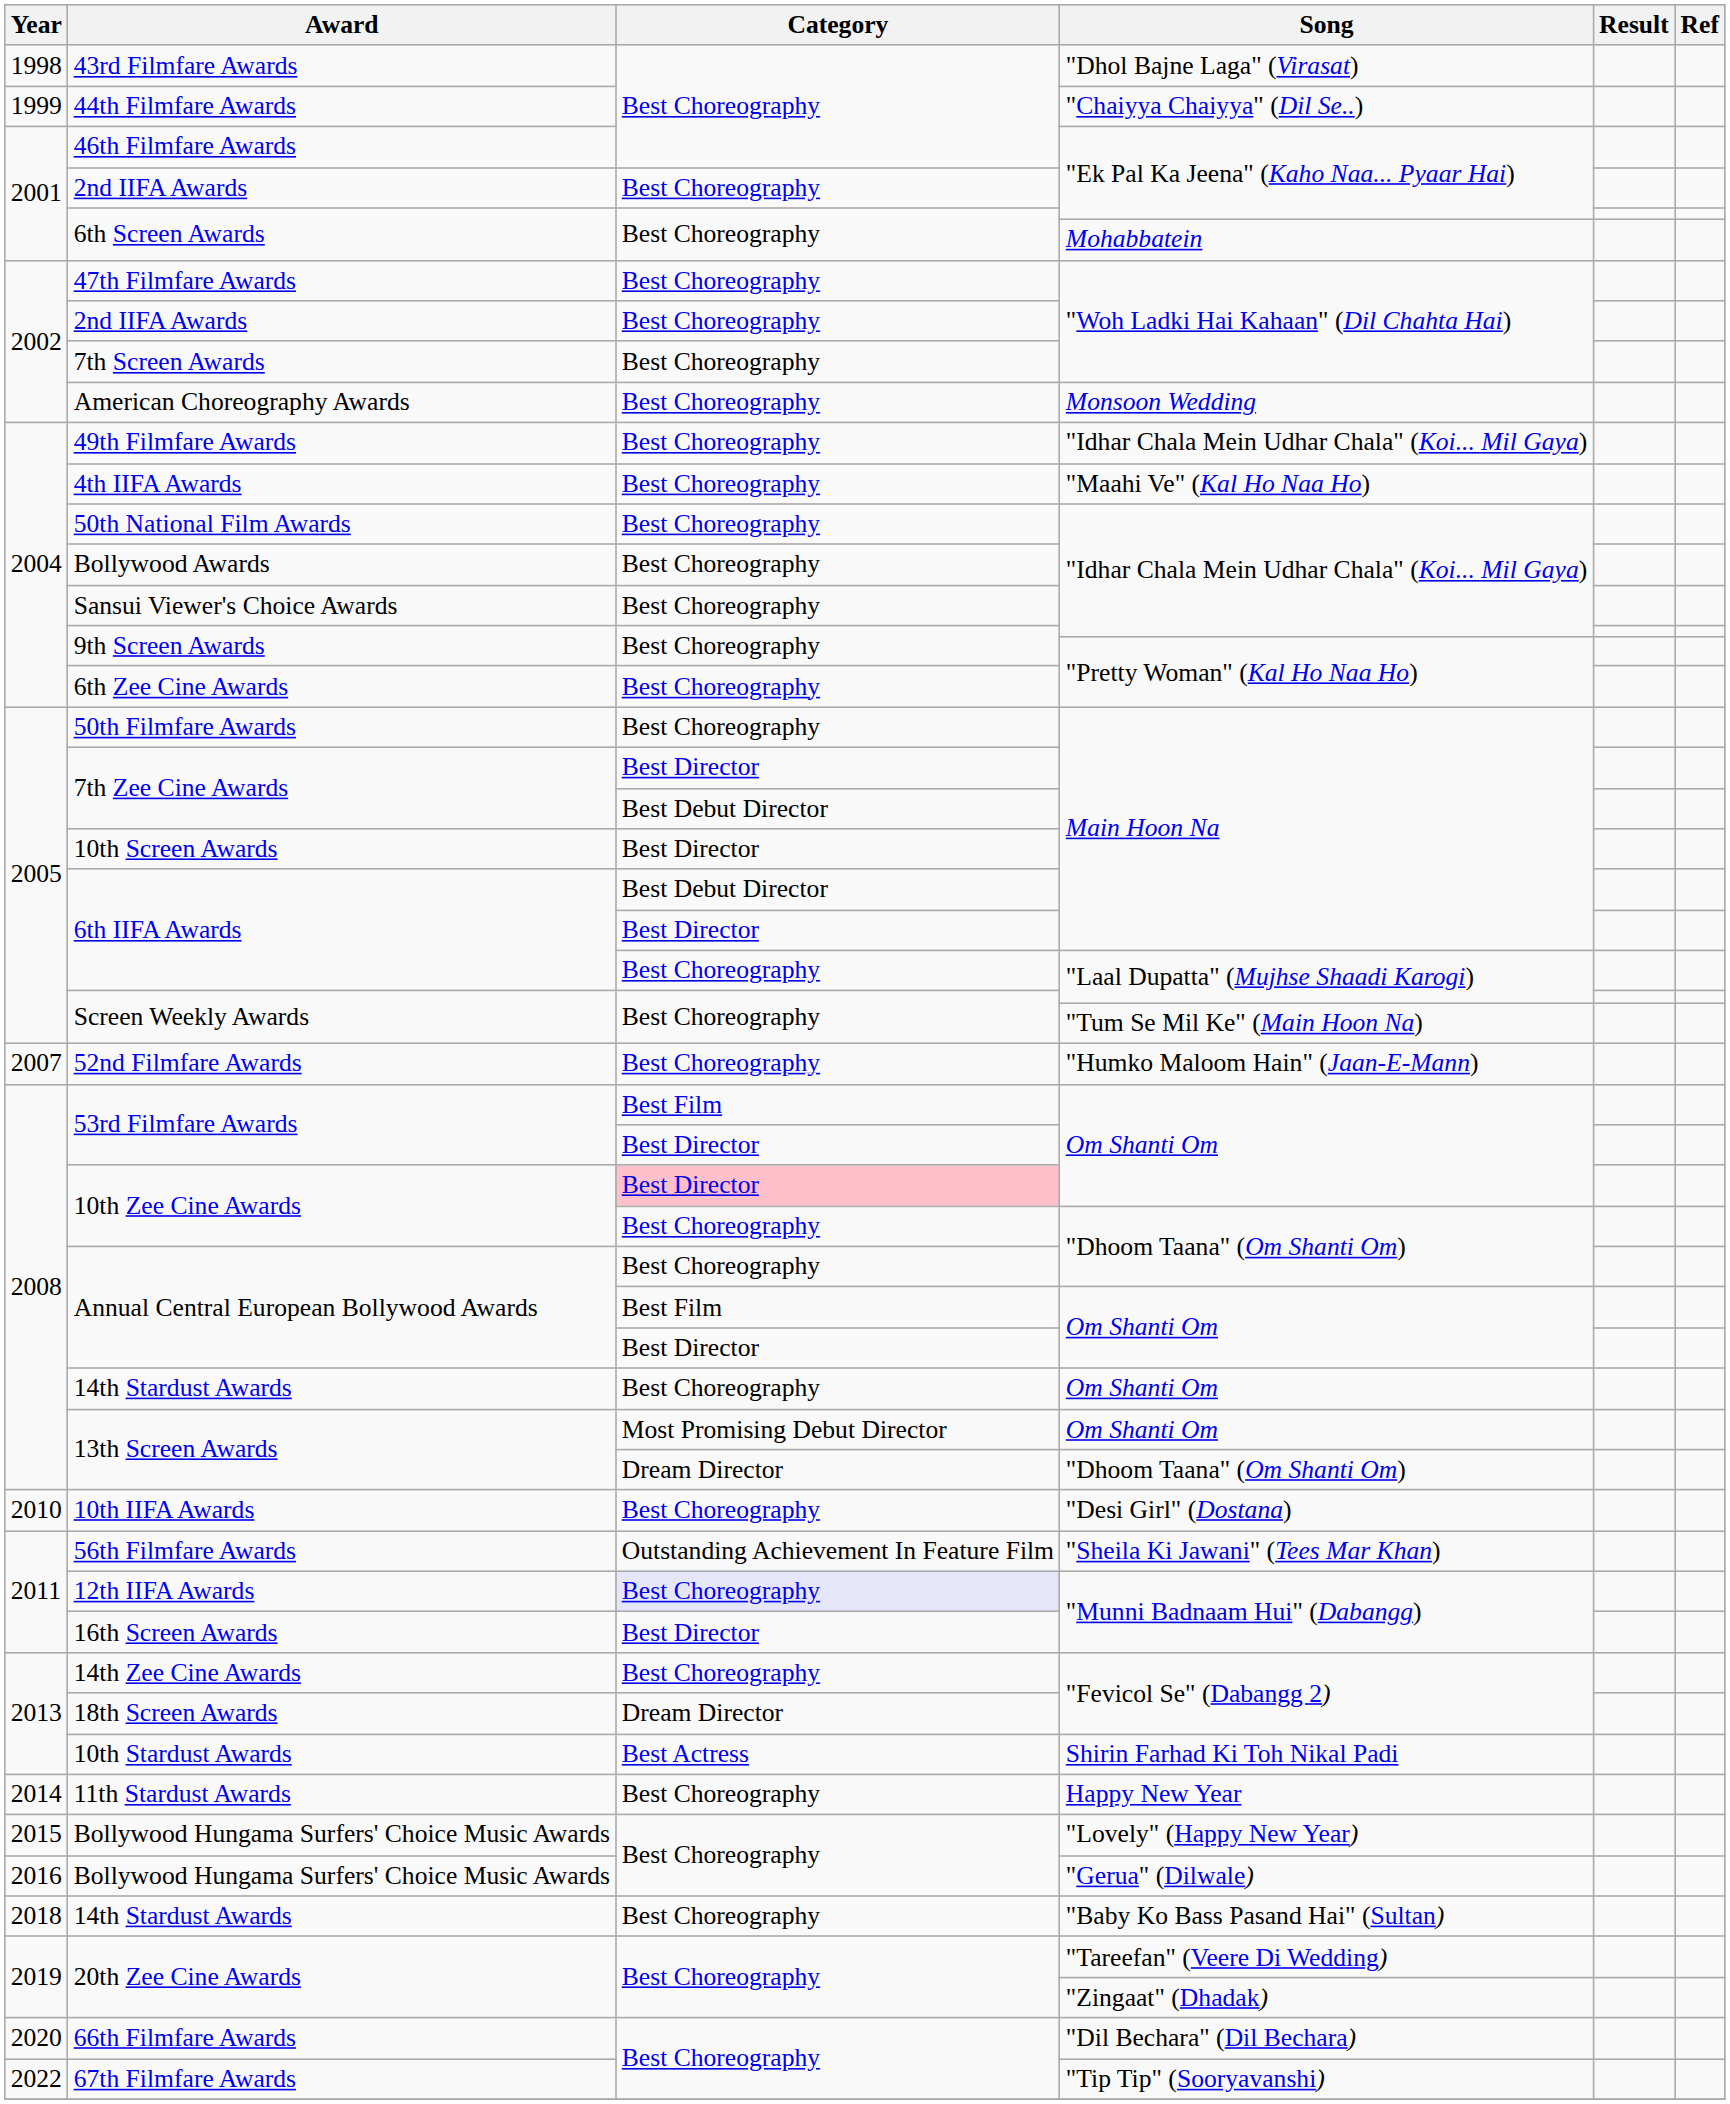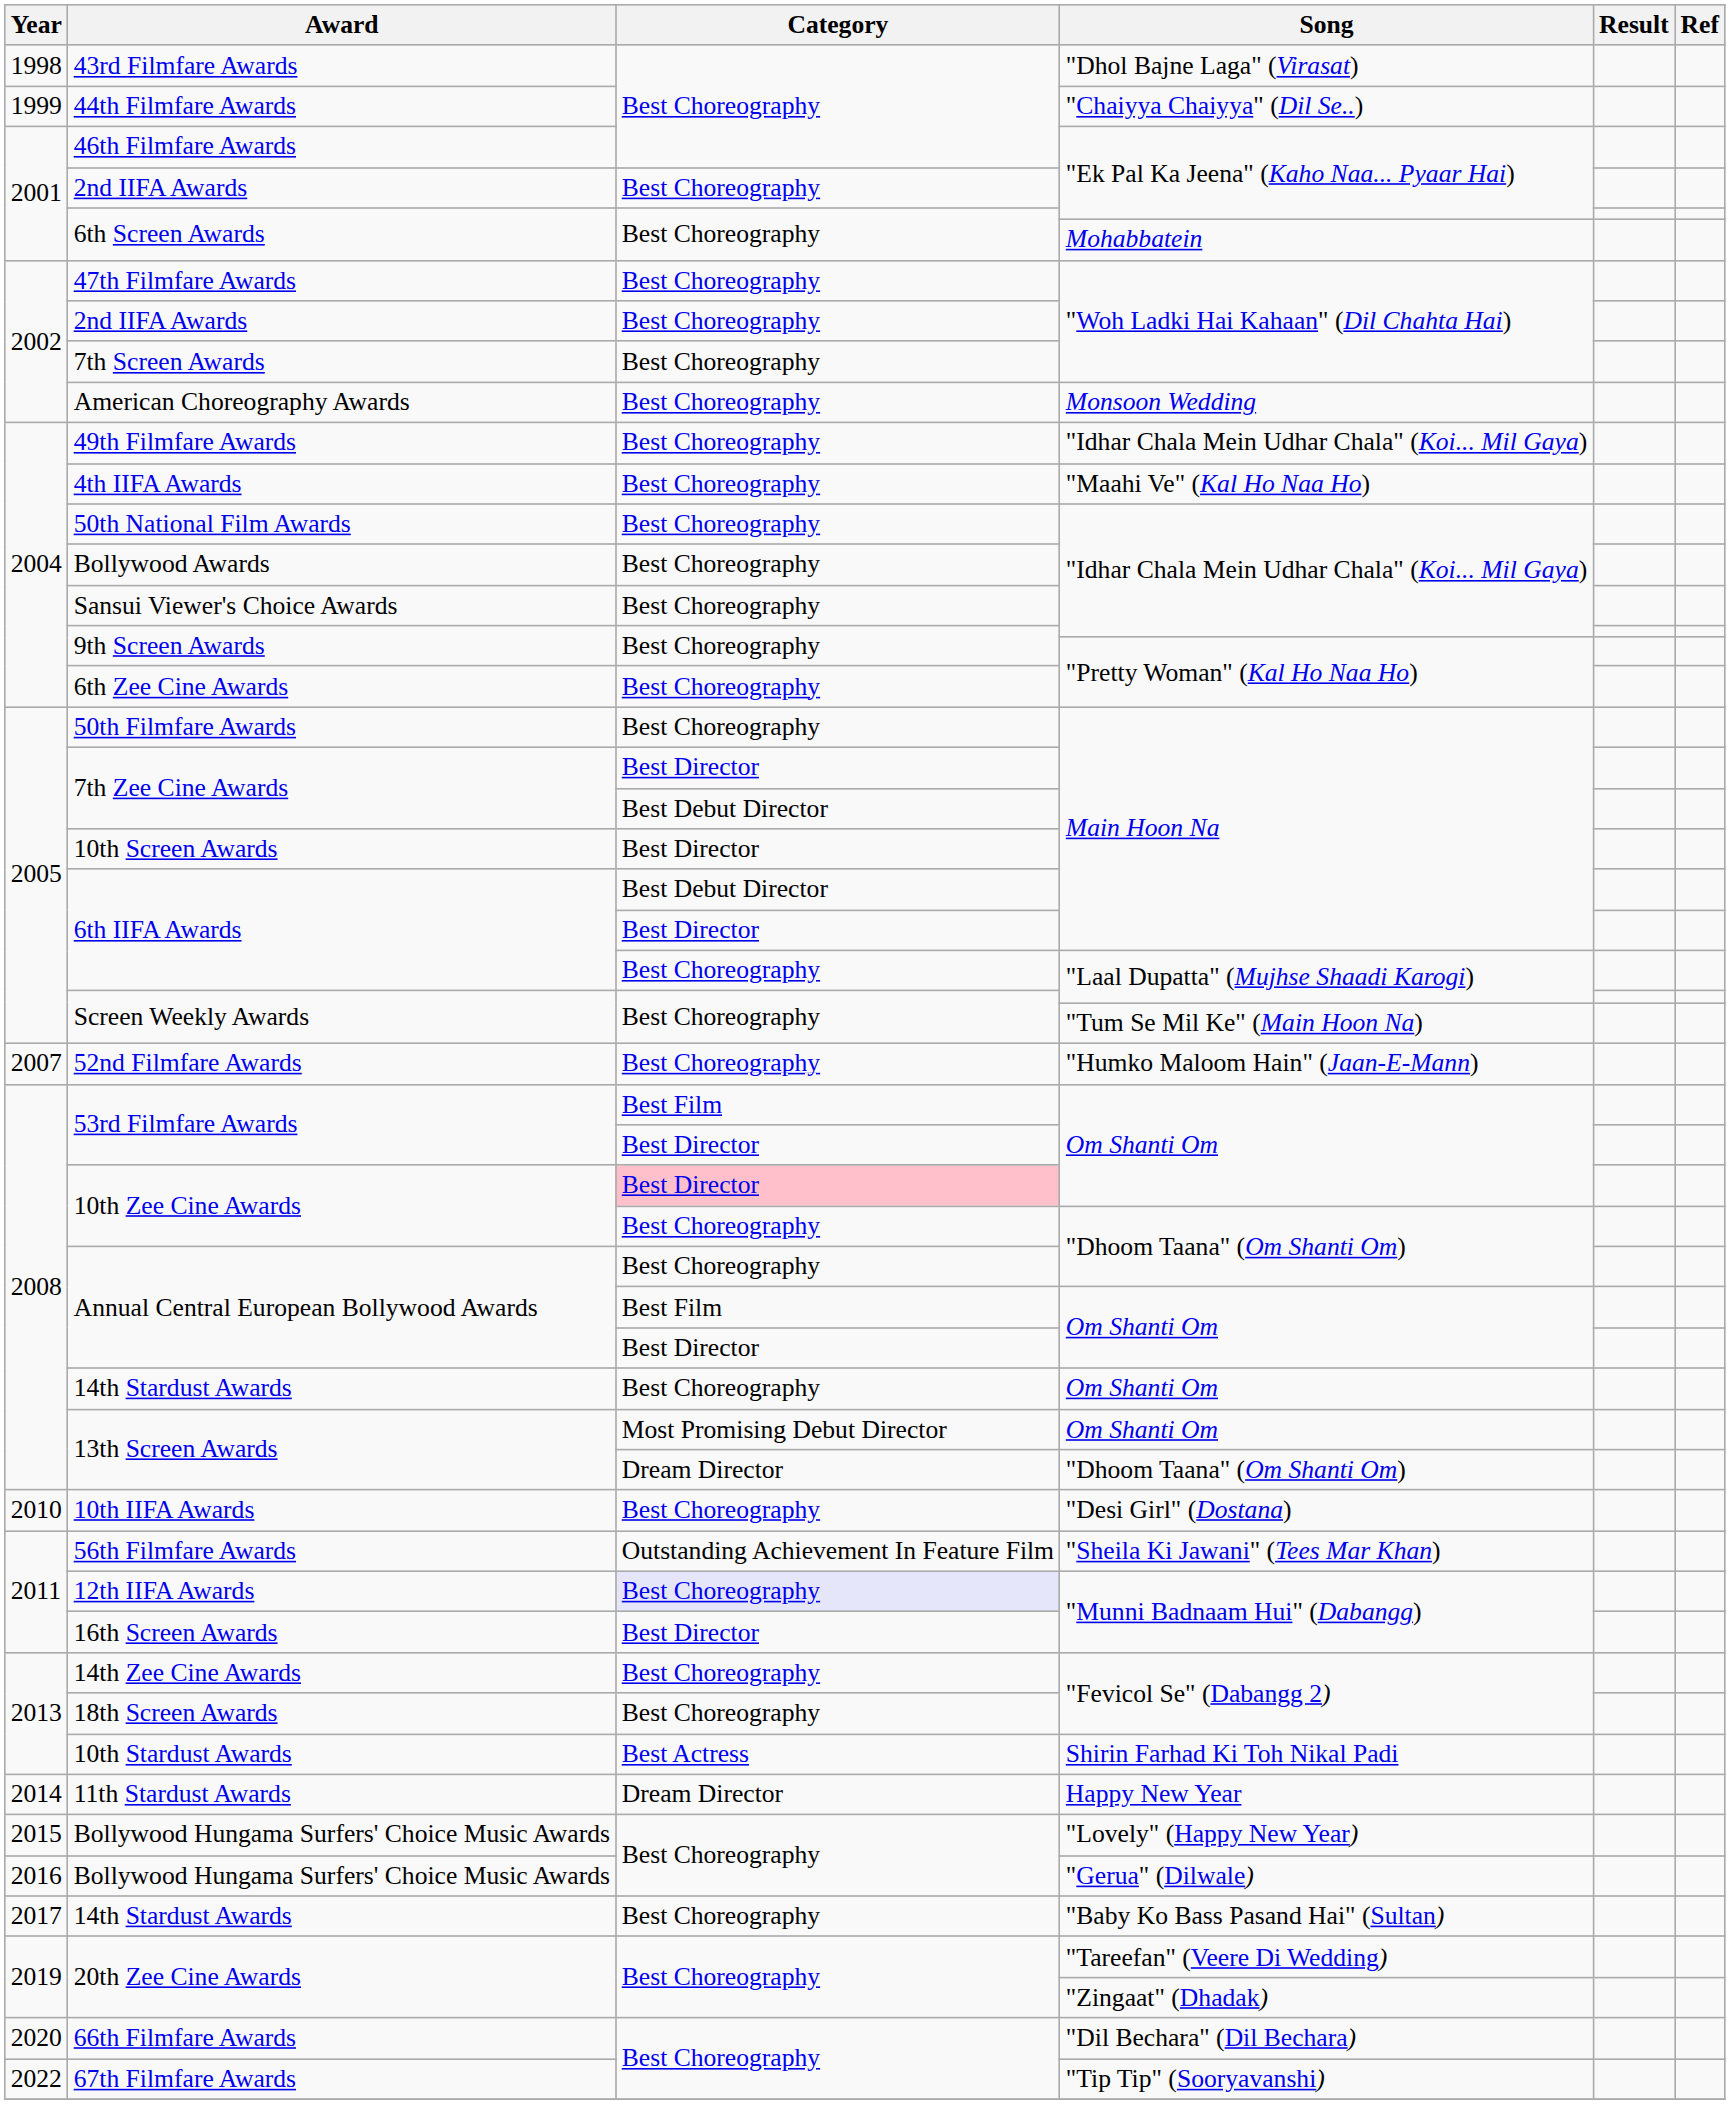(702, 1712) Dream Director -> (721, 1712) Best Choreography
(721, 1794) Best Choreography -> (702, 1794) Dream Director
(36, 1916) 2018 -> (36, 1916) 2017
